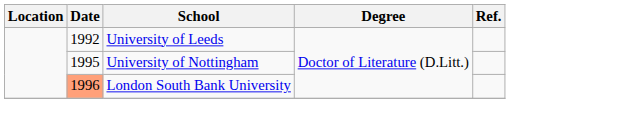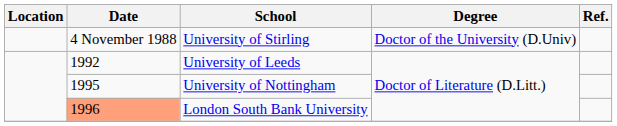+ row: (246, 39)
